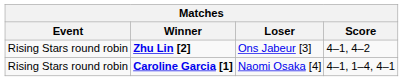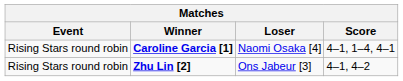rows swapped: (162, 48) <-> (183, 66)
